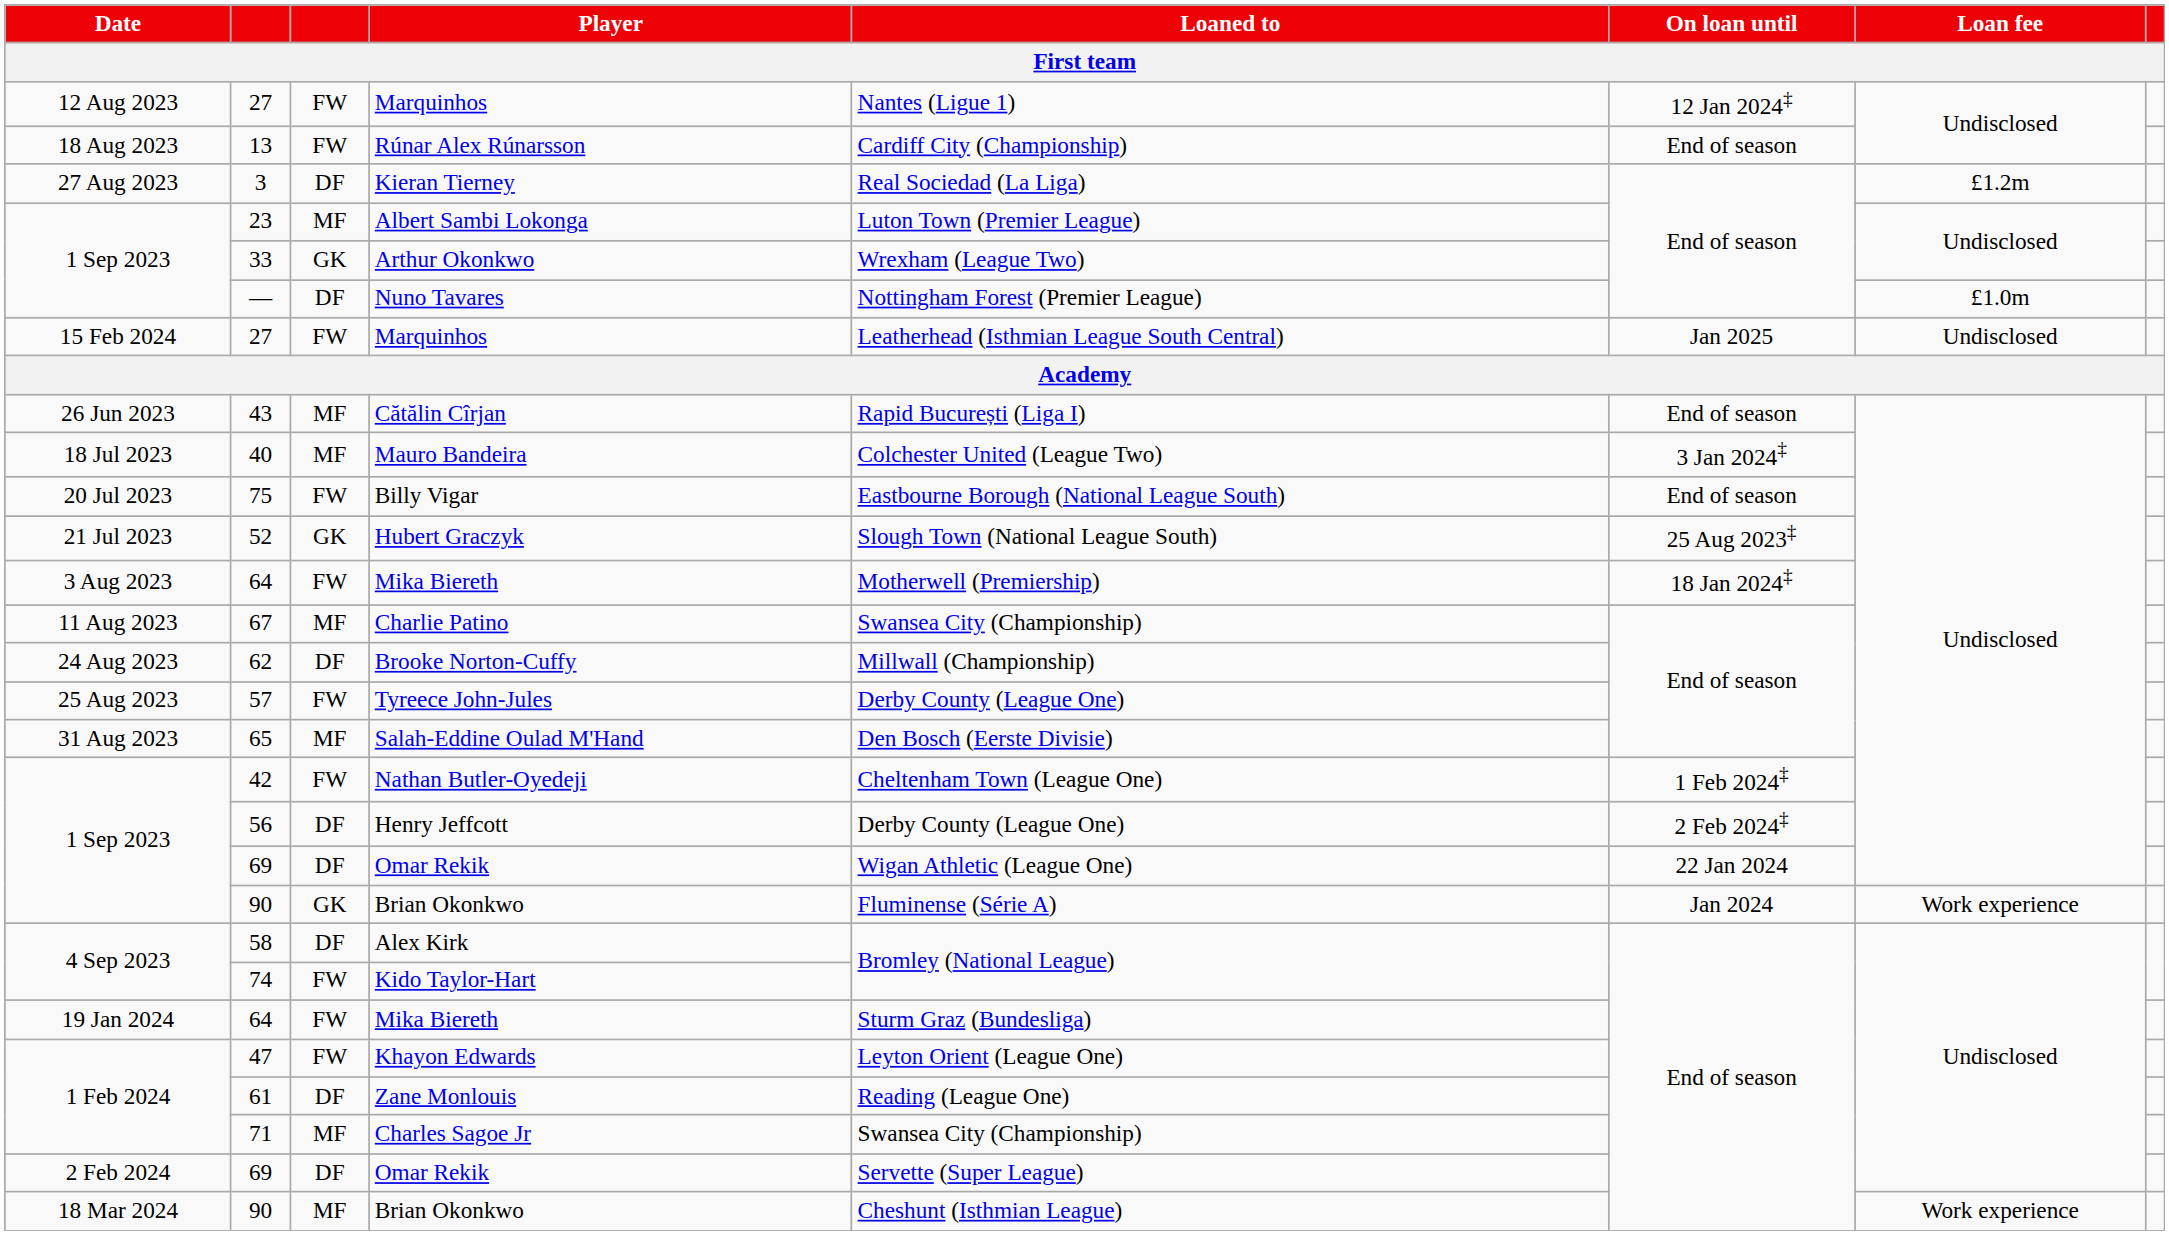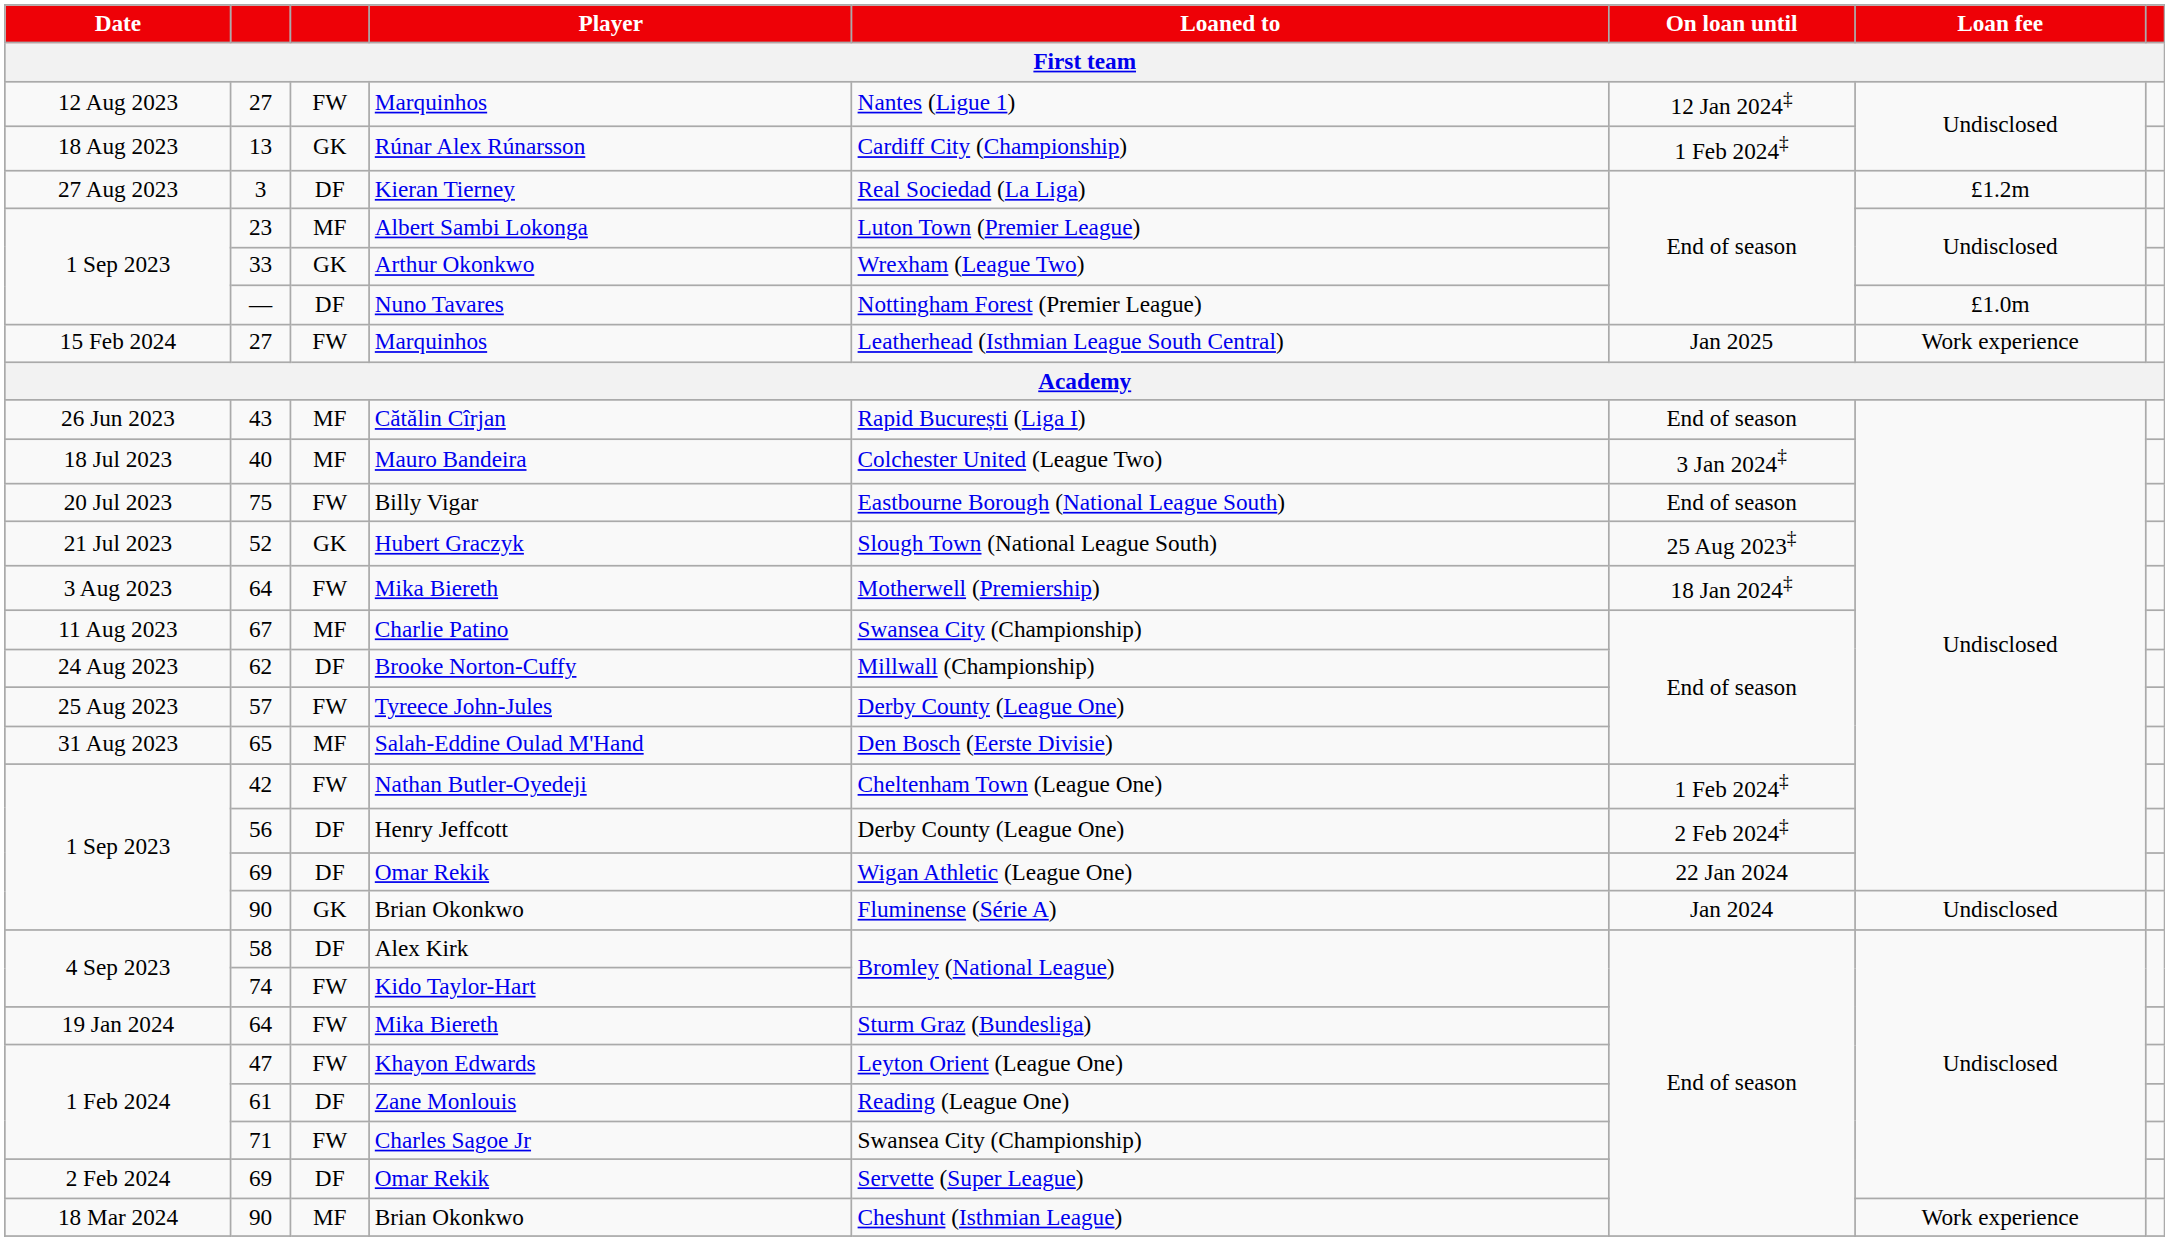(330, 144) FW -> (330, 147) GK
(1732, 144) End of season -> (1732, 147) 1 Feb 2024‡
(2000, 336) Undisclosed -> (2000, 342) Work experience
(2000, 903) Work experience -> (2000, 909) Undisclosed
(330, 1133) MF -> (330, 1139) FW
